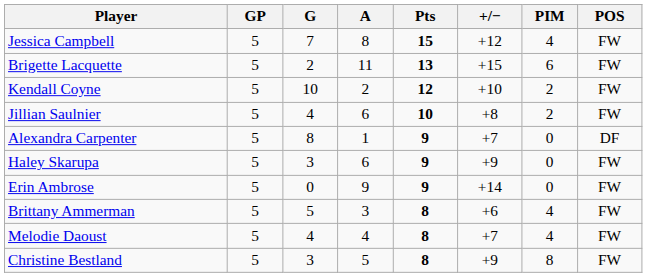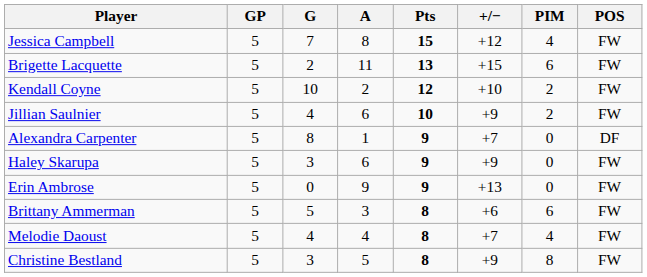(490, 114) +8 -> (490, 114) +9
(490, 187) +14 -> (490, 187) +13
(550, 211) 4 -> (550, 211) 6
